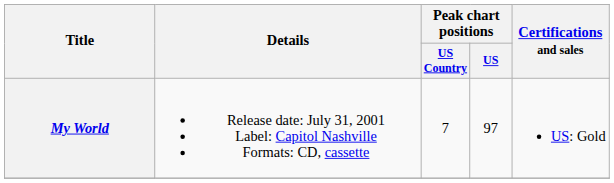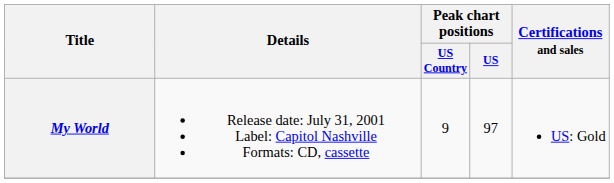(445, 128) 7 -> (445, 128) 9
